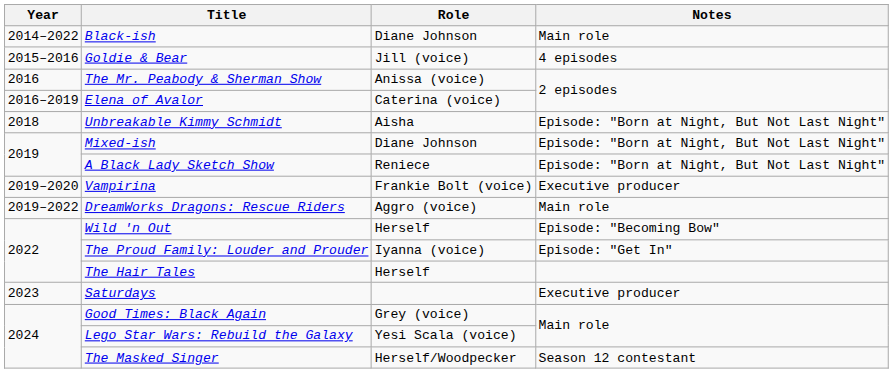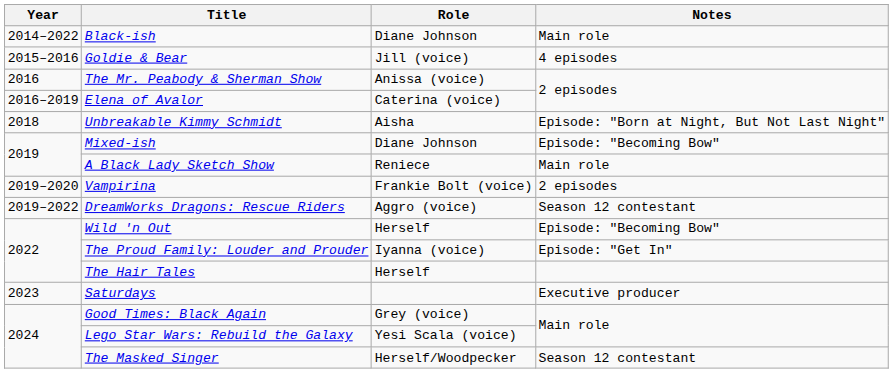(712, 144) Episode: "Born at Night, But Not Last Night" -> (629, 144) Episode: "Becoming Bow"
(712, 165) Episode: "Born at Night, But Not Last Night" -> (574, 165) Main role
(609, 186) Executive producer -> (578, 186) 2 episodes
(574, 208) Main role -> (617, 208) Season 12 contestant
